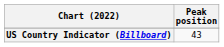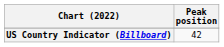(196, 35) 43 -> (196, 35) 42
